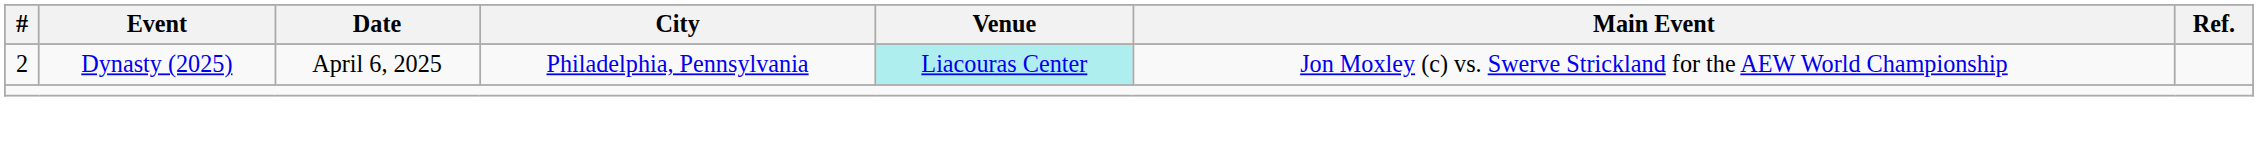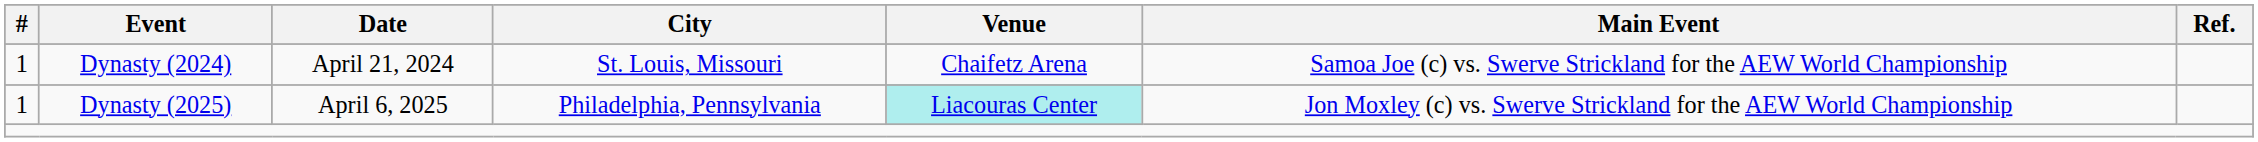+ row: (156, 64)
(22, 64) 2 -> (22, 103) 1
